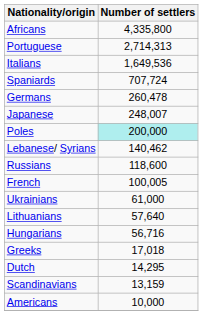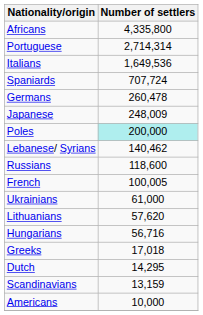(148, 47) 2,714,313 -> (148, 47) 2,714,314
(148, 115) 248,007 -> (148, 115) 248,009
(148, 217) 57,640 -> (148, 217) 57,620
